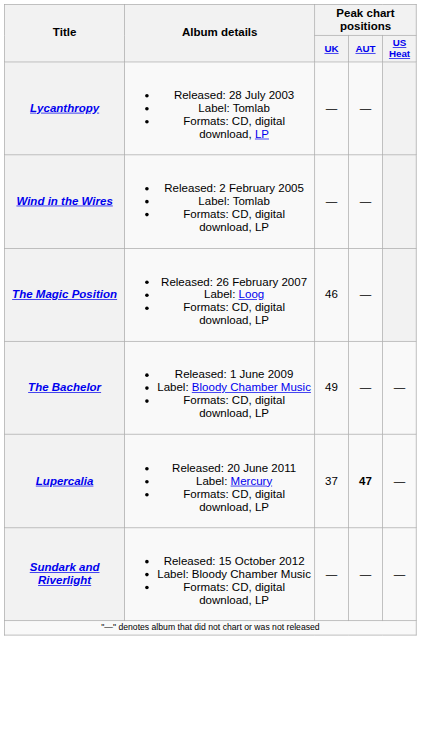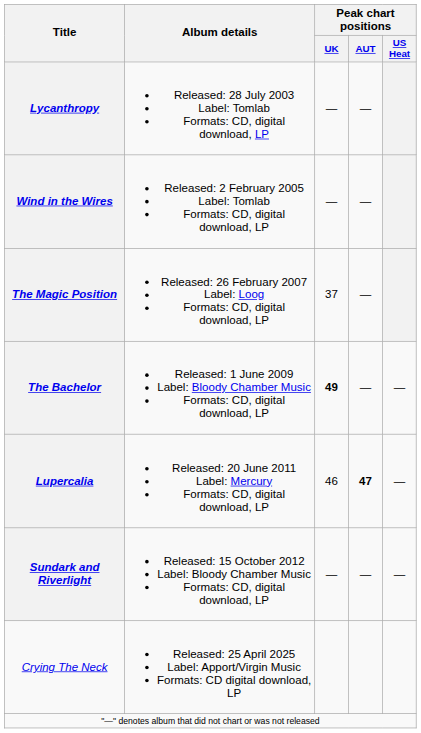(332, 294) 46 -> (332, 294) 37
(332, 387) normal -> (332, 387) bold
(332, 481) 37 -> (332, 481) 46
+ row: (65, 667)
